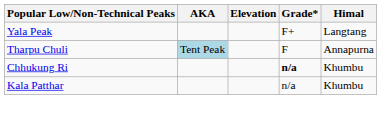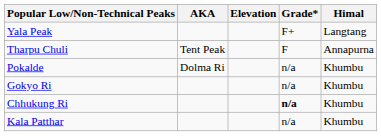(203, 49) lightblue background -> (203, 49) no background
+ row: (25, 67)
+ row: (29, 85)
